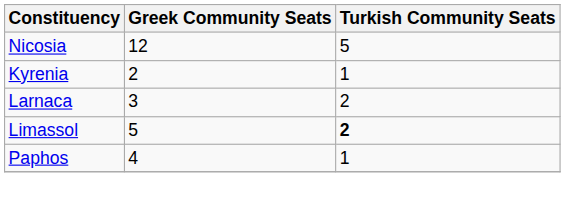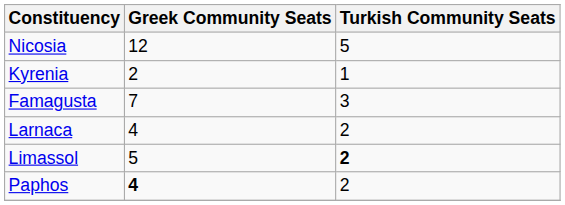+ row: (53, 102)
(133, 102) 3 -> (133, 130) 4
(133, 158) normal -> (133, 185) bold
(345, 158) 1 -> (345, 185) 2
